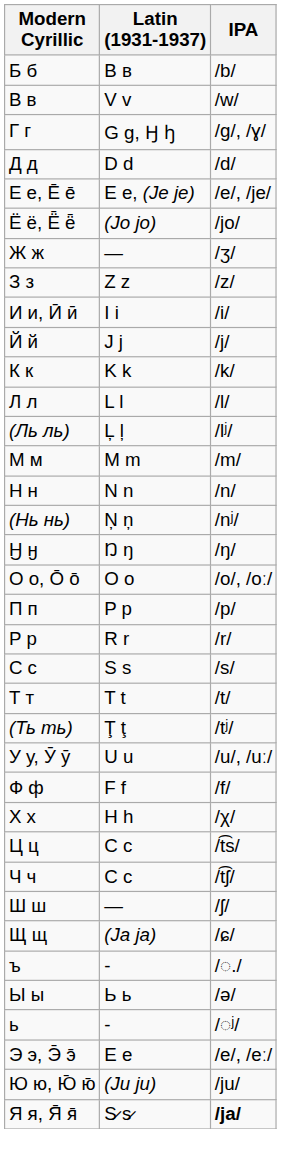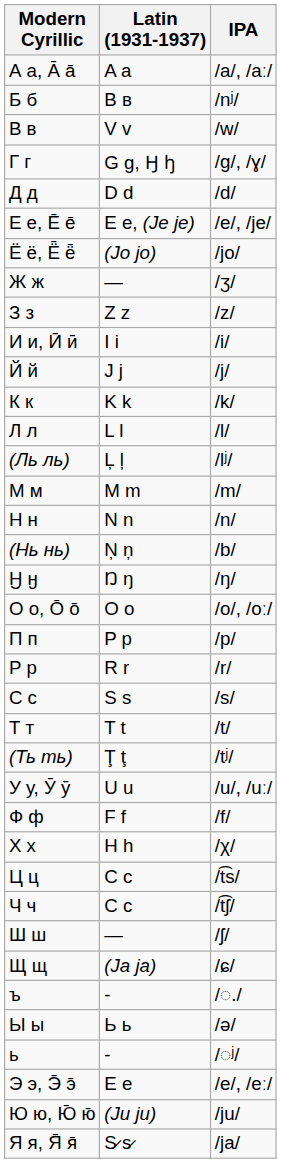+ row: (42, 70)
(225, 70) /b/ -> (227, 99) /nʲ/
(227, 520) /nʲ/ -> (225, 549) /b/
(228, 1113) bold -> (227, 1143) normal
